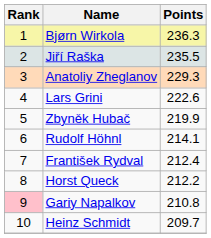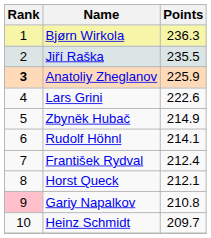(23, 77) normal -> (23, 77) bold
(183, 77) 229.3 -> (183, 77) 225.9
(183, 118) 219.9 -> (183, 118) 214.9
(183, 181) 212.2 -> (183, 181) 212.1
